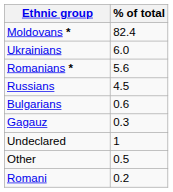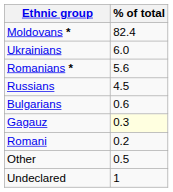(121, 123) no background -> (121, 123) lightyellow background
rows swapped: (27, 178) <-> (36, 141)
